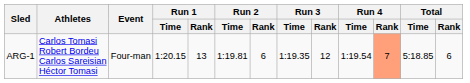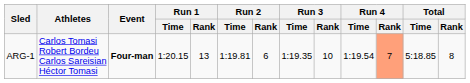(131, 56) normal -> (132, 56) bold
(325, 56) 12 -> (328, 56) 10
(449, 56) 6 -> (452, 56) 8
